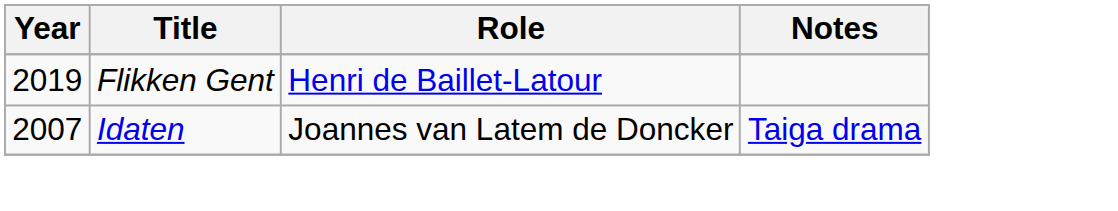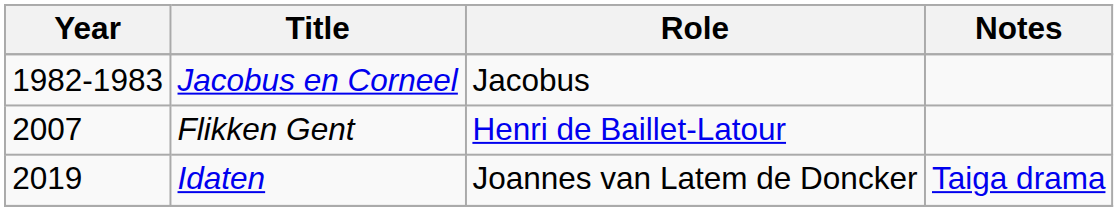+ row: (318, 79)
(47, 79) 2019 -> (47, 129) 2007
(47, 129) 2007 -> (47, 179) 2019
